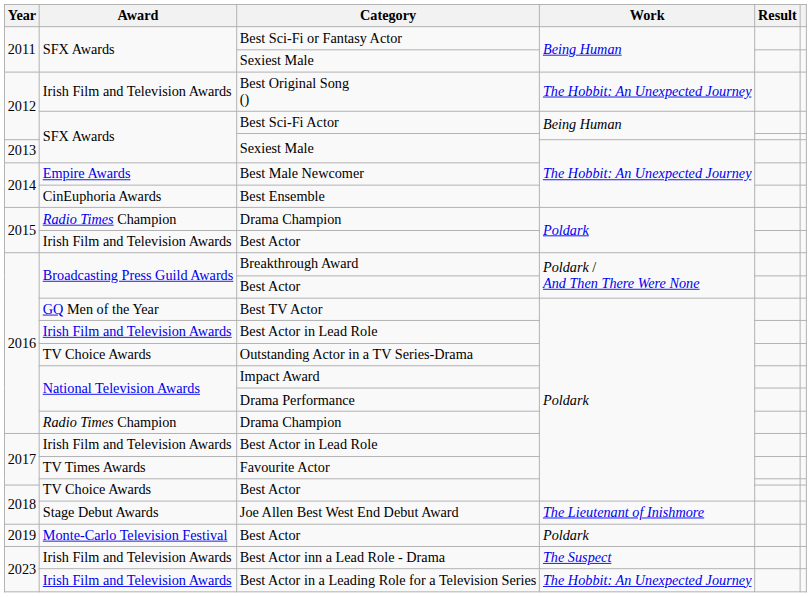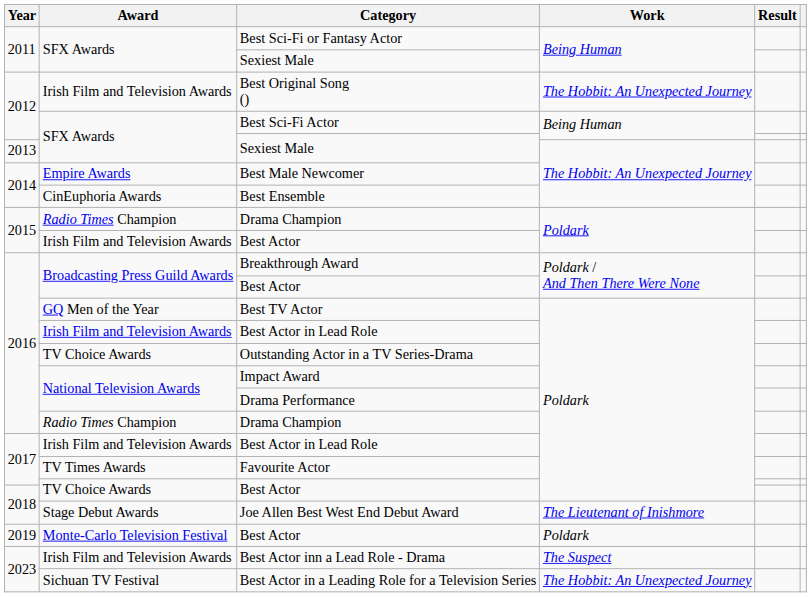(137, 580) Irish Film and Television Awards -> (101, 580) Sichuan TV Festival
